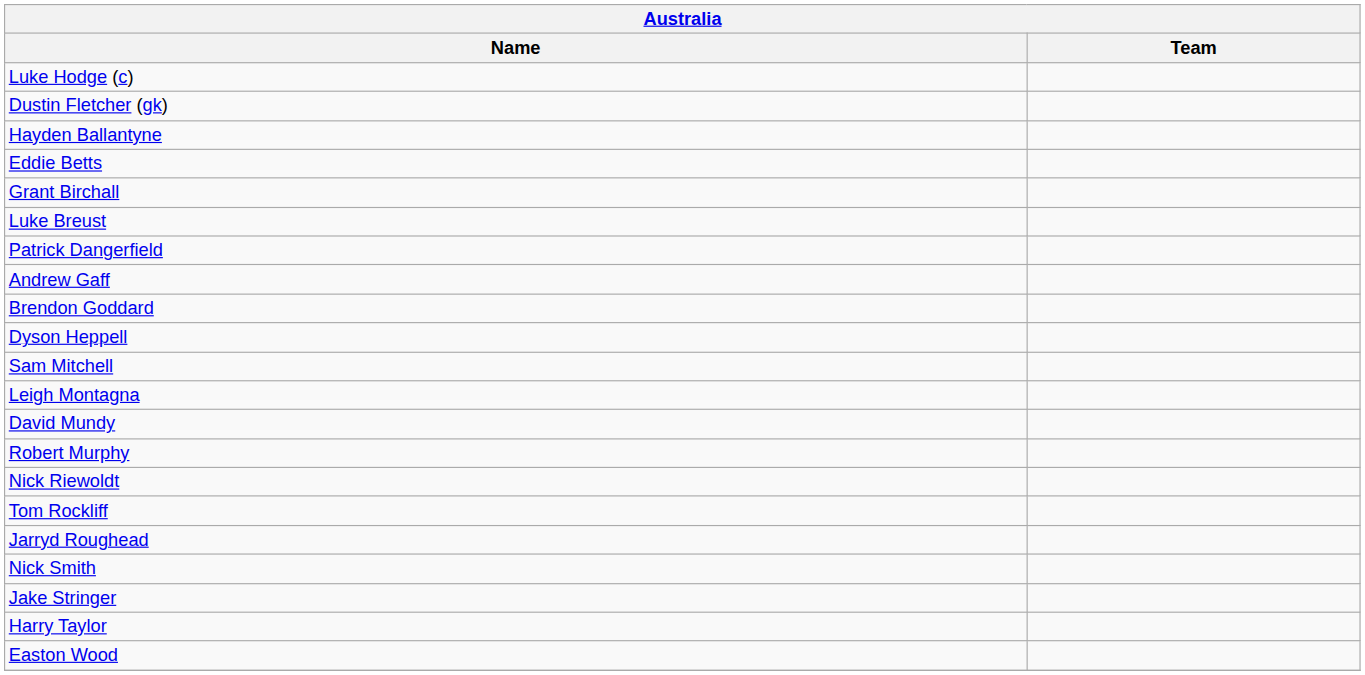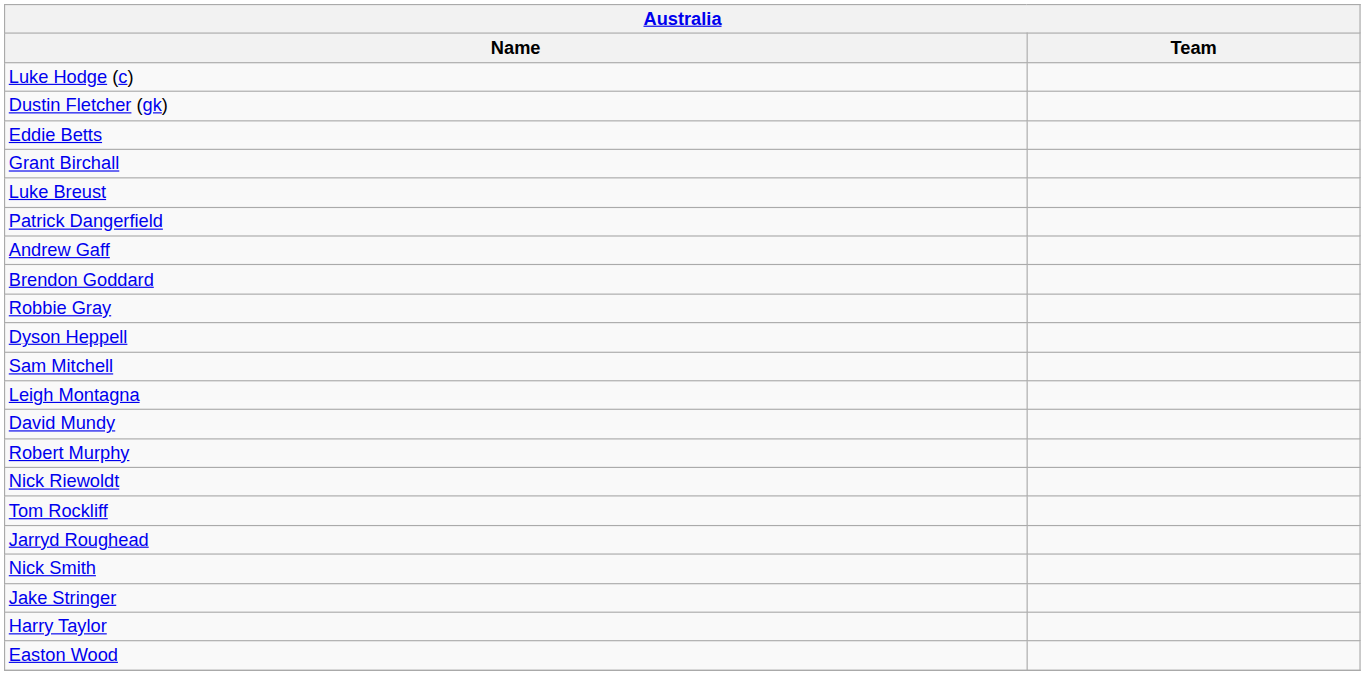- row: (85, 134)
+ row: (60, 308)
